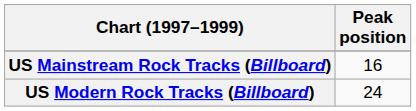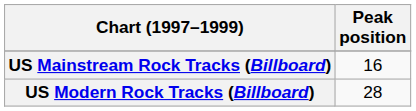(373, 92) 24 -> (373, 92) 28
